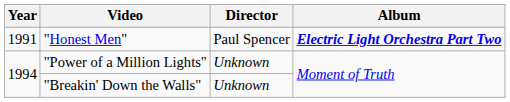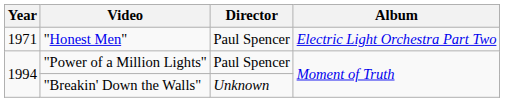(22, 39) 1991 -> (22, 39) 1971
(399, 39) bold -> (397, 39) normal
(241, 62) Unknown -> (252, 62) Paul Spencer
